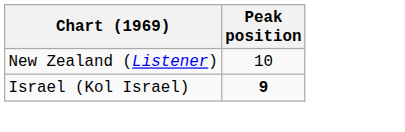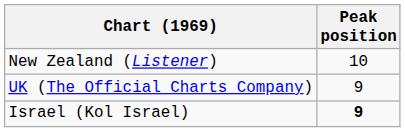+ row: (161, 88)
